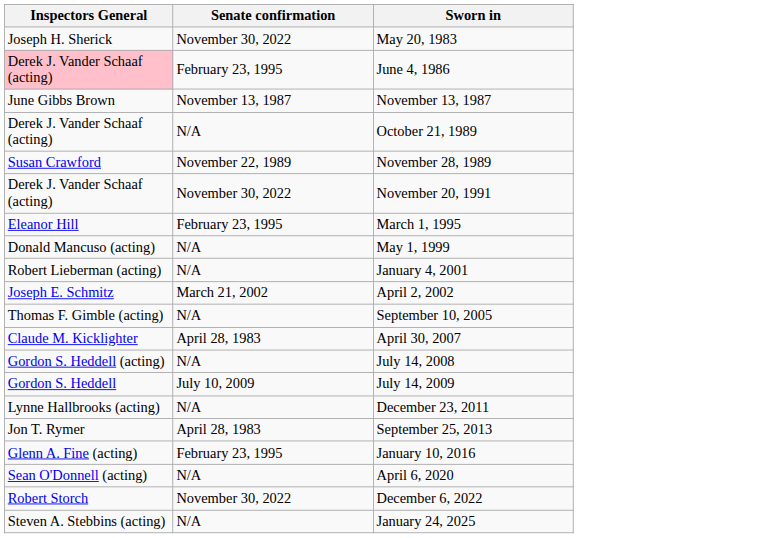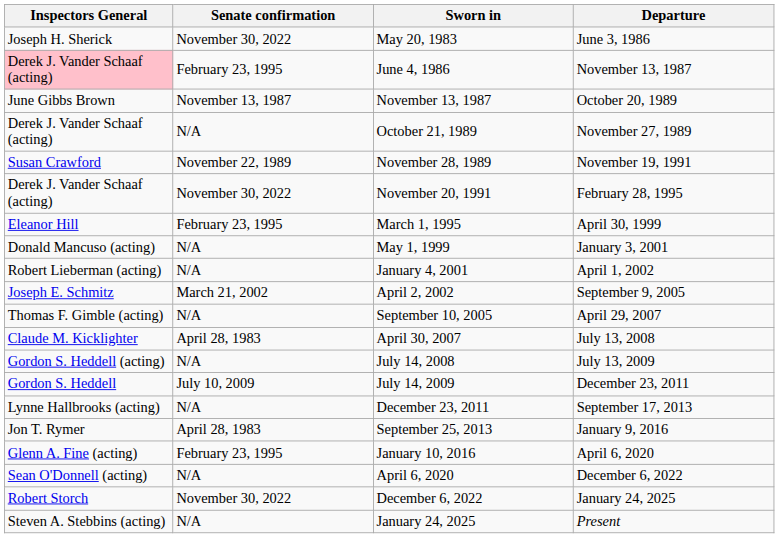+ column: (673, 15)
